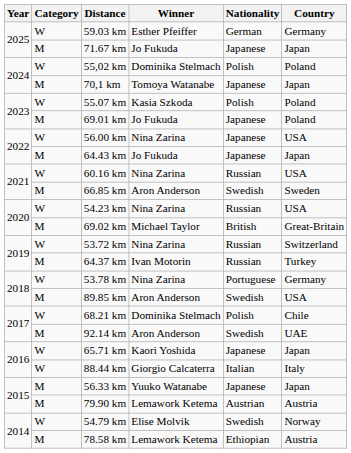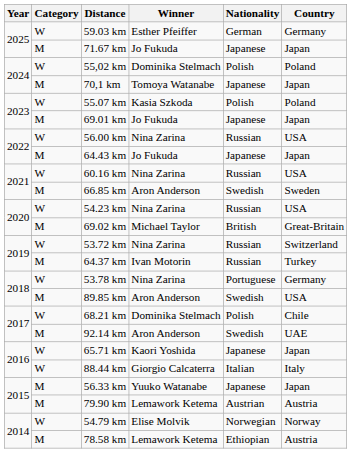(300, 119) Poland -> (297, 119) Japan
(246, 137) Japanese -> (243, 137) Russian
(245, 421) Swedish -> (251, 421) Norwegian
